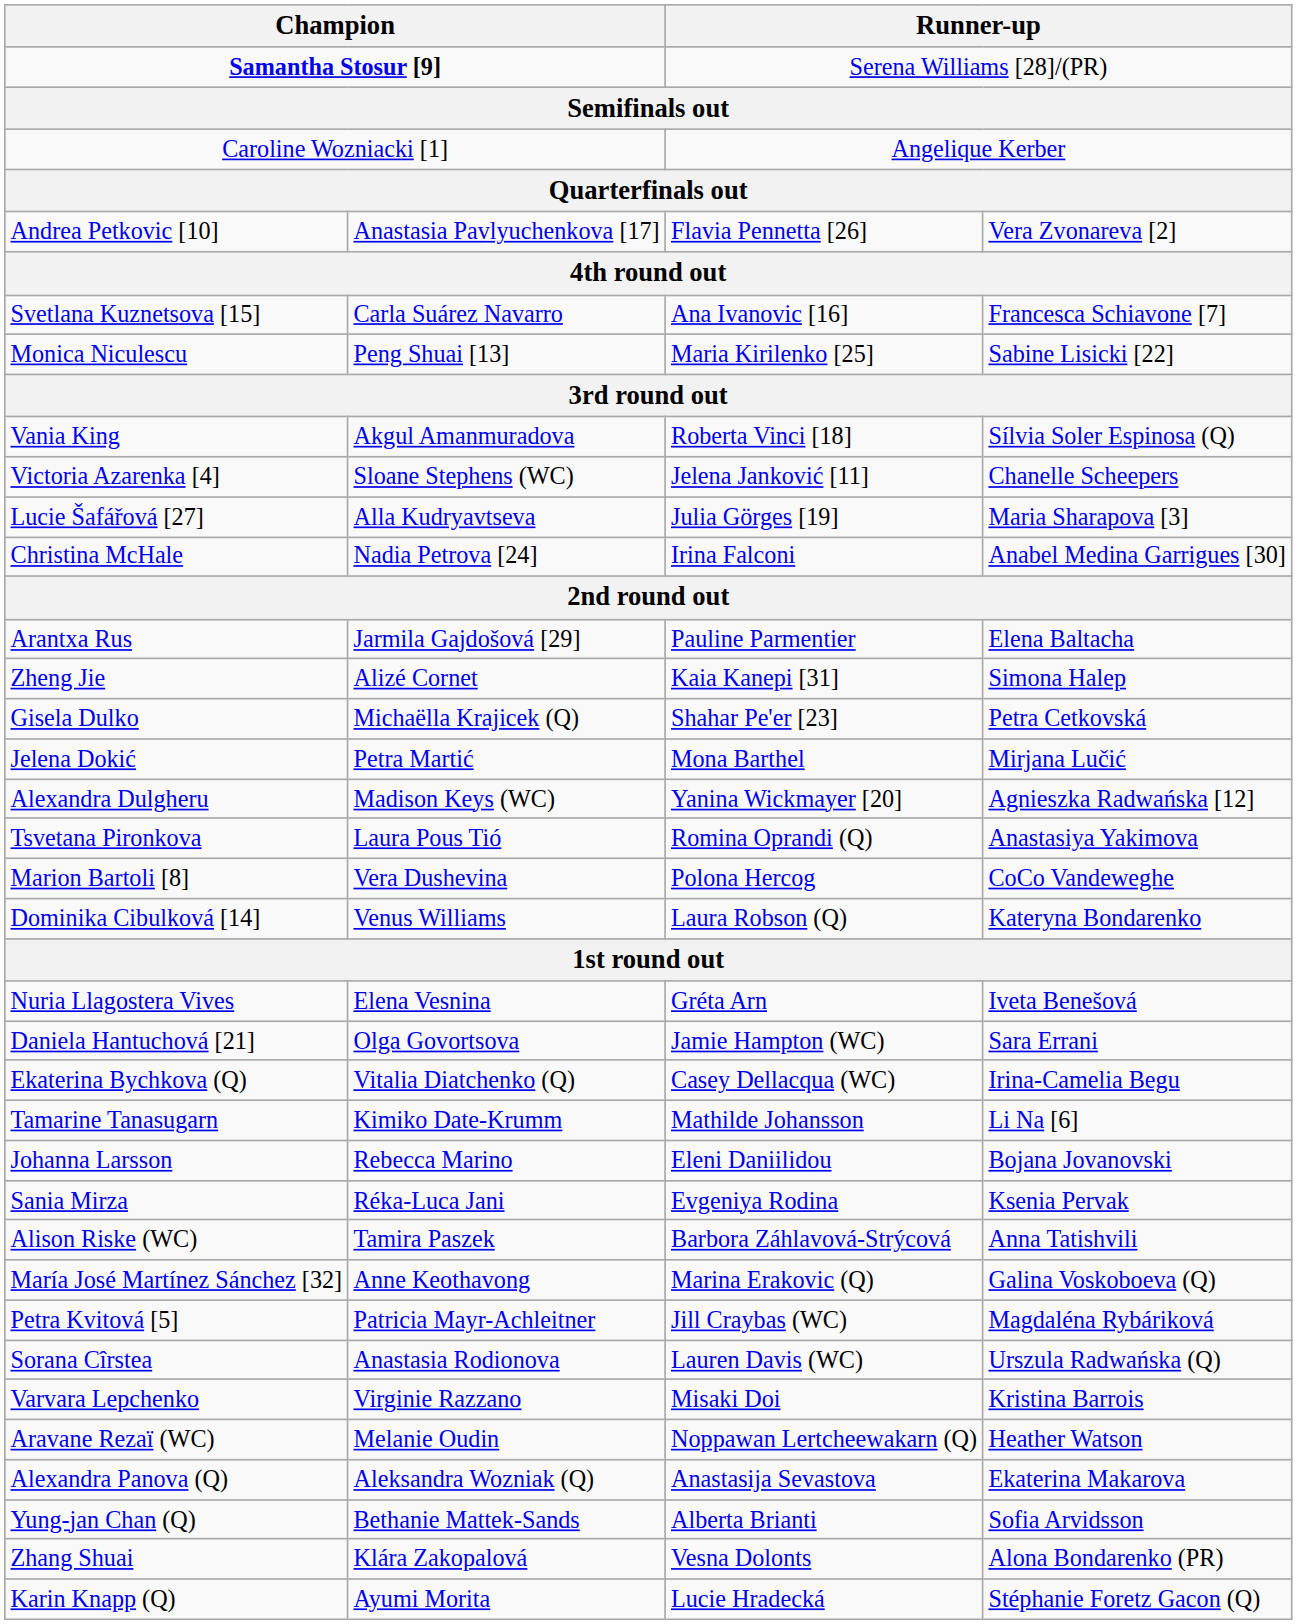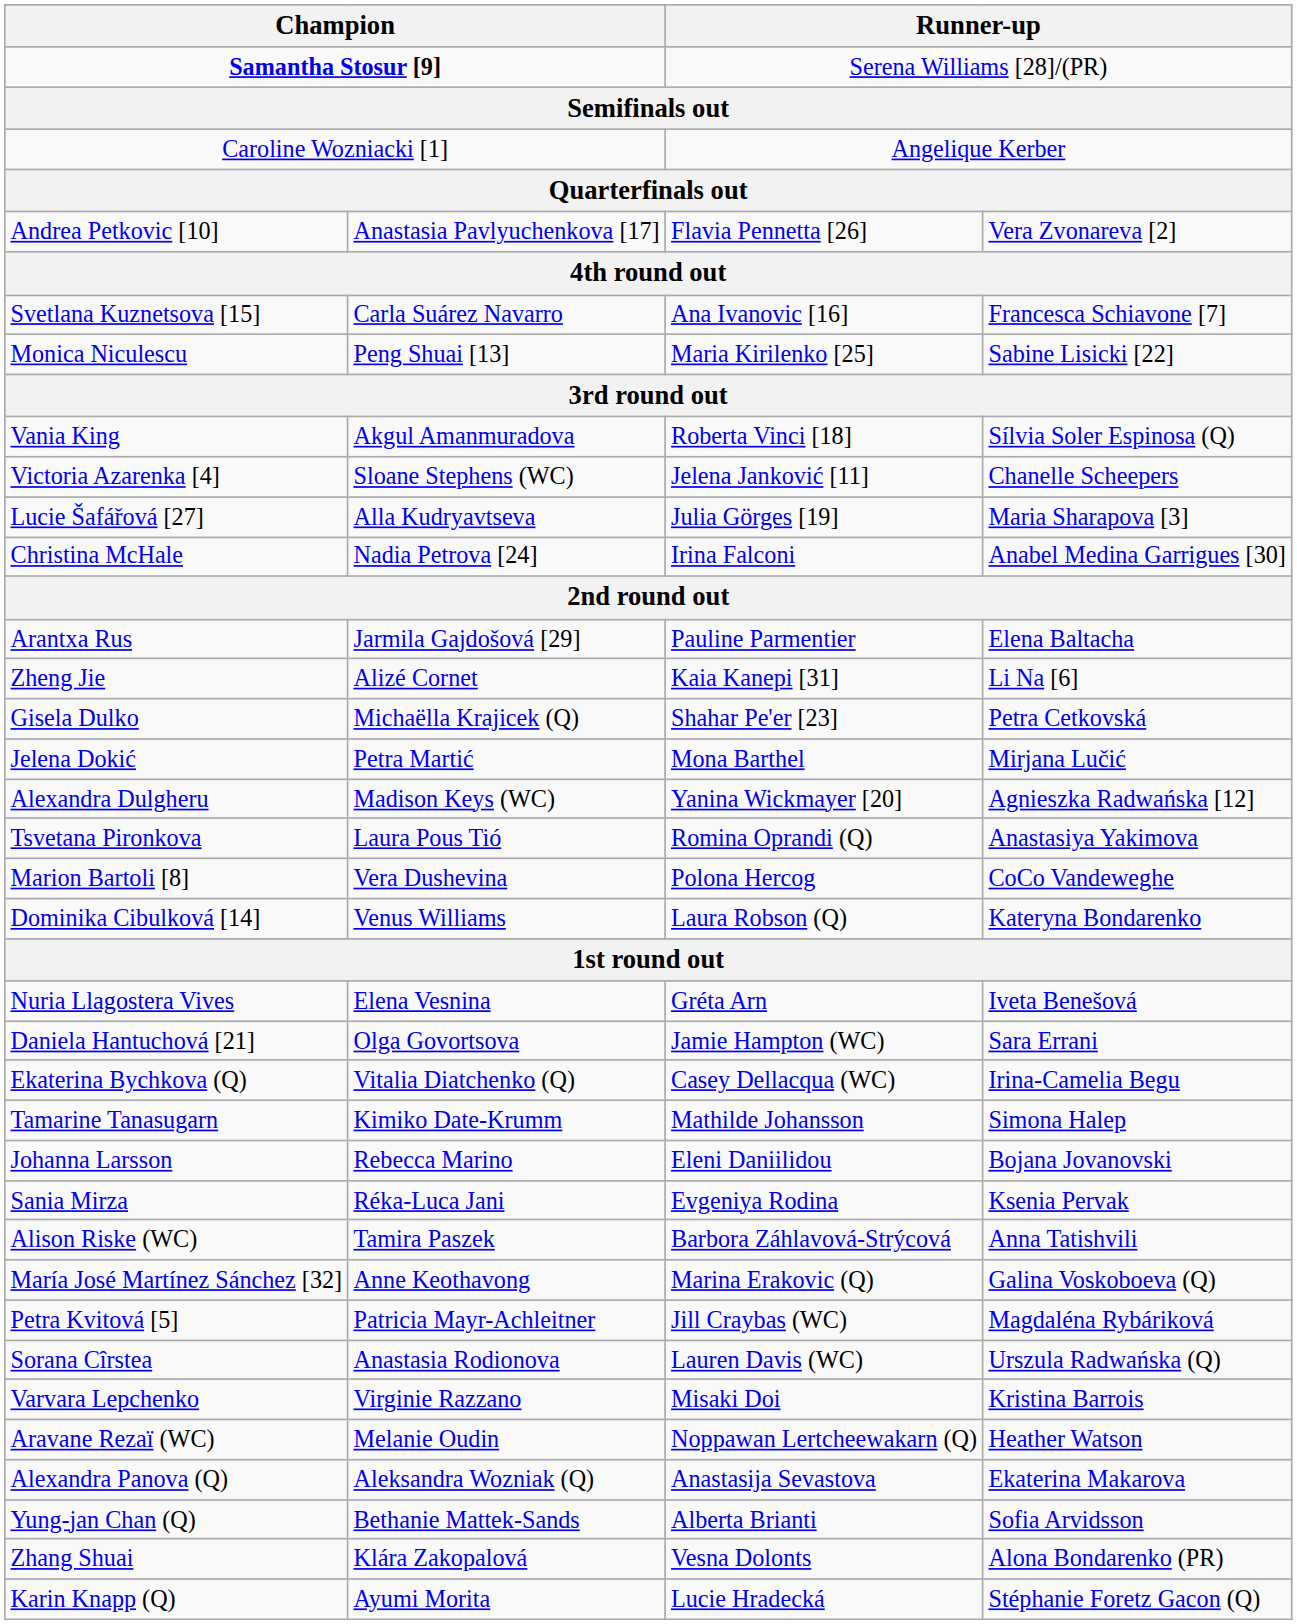(1057, 678) Simona Halep -> (1033, 678) Li Na [6]
(1033, 1120) Li Na [6] -> (1057, 1120) Simona Halep
